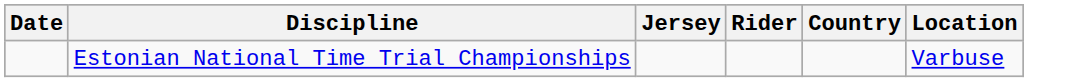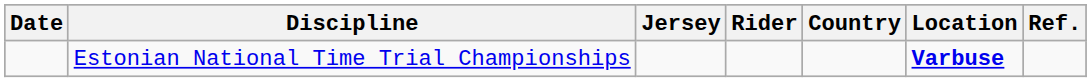+ column: (1055, 23)
(958, 59) normal -> (958, 59) bold
